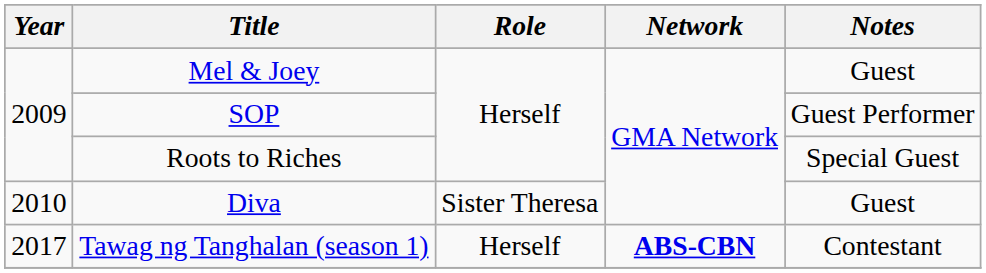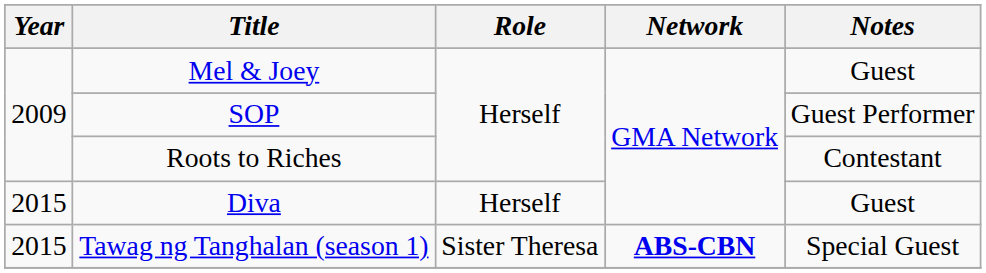(883, 158) Special Guest -> (883, 158) Contestant
(39, 202) 2010 -> (39, 202) 2015
(520, 202) Sister Theresa -> (520, 202) Herself
(39, 245) 2017 -> (39, 245) 2015
(520, 245) Herself -> (520, 245) Sister Theresa
(883, 245) Contestant -> (883, 245) Special Guest
